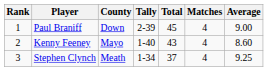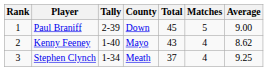columns swapped: (116, 12) <-> (146, 12)
(205, 27) 4 -> (205, 27) 5
(244, 43) 8.60 -> (244, 43) 8.62
